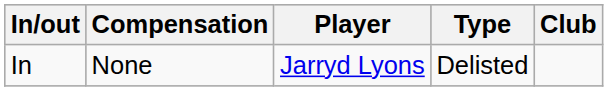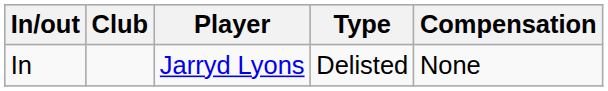columns swapped: (568, 24) <-> (180, 24)
